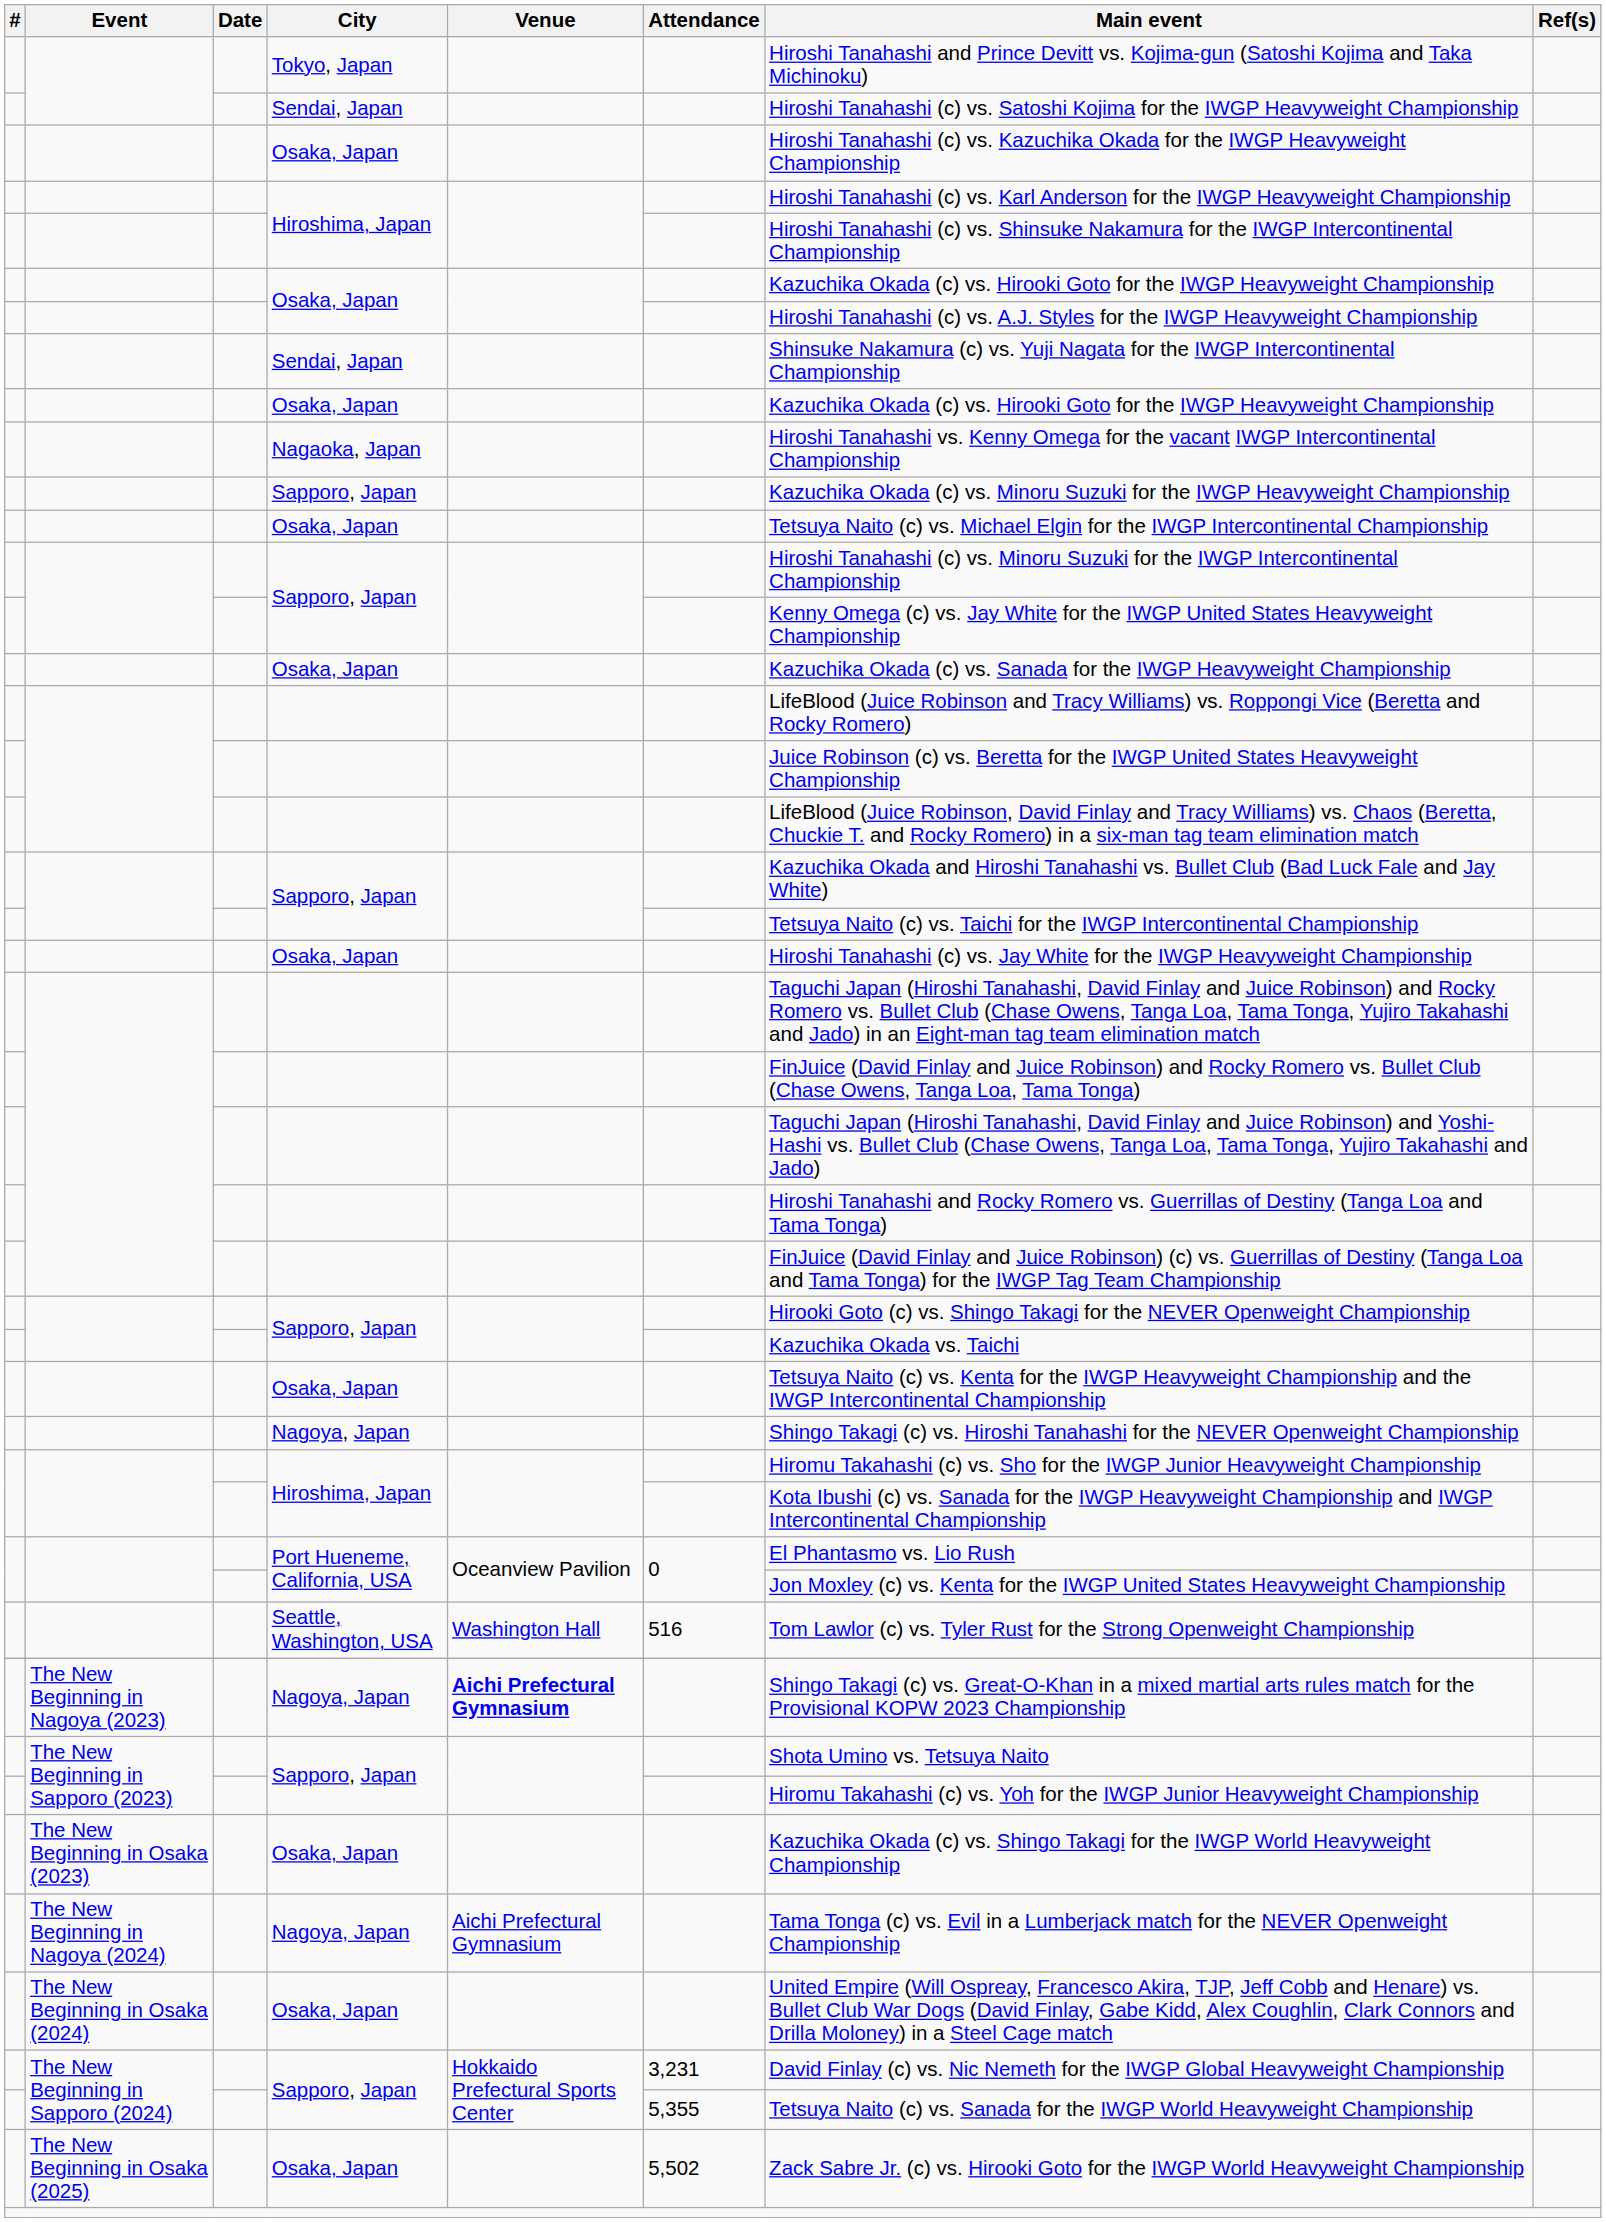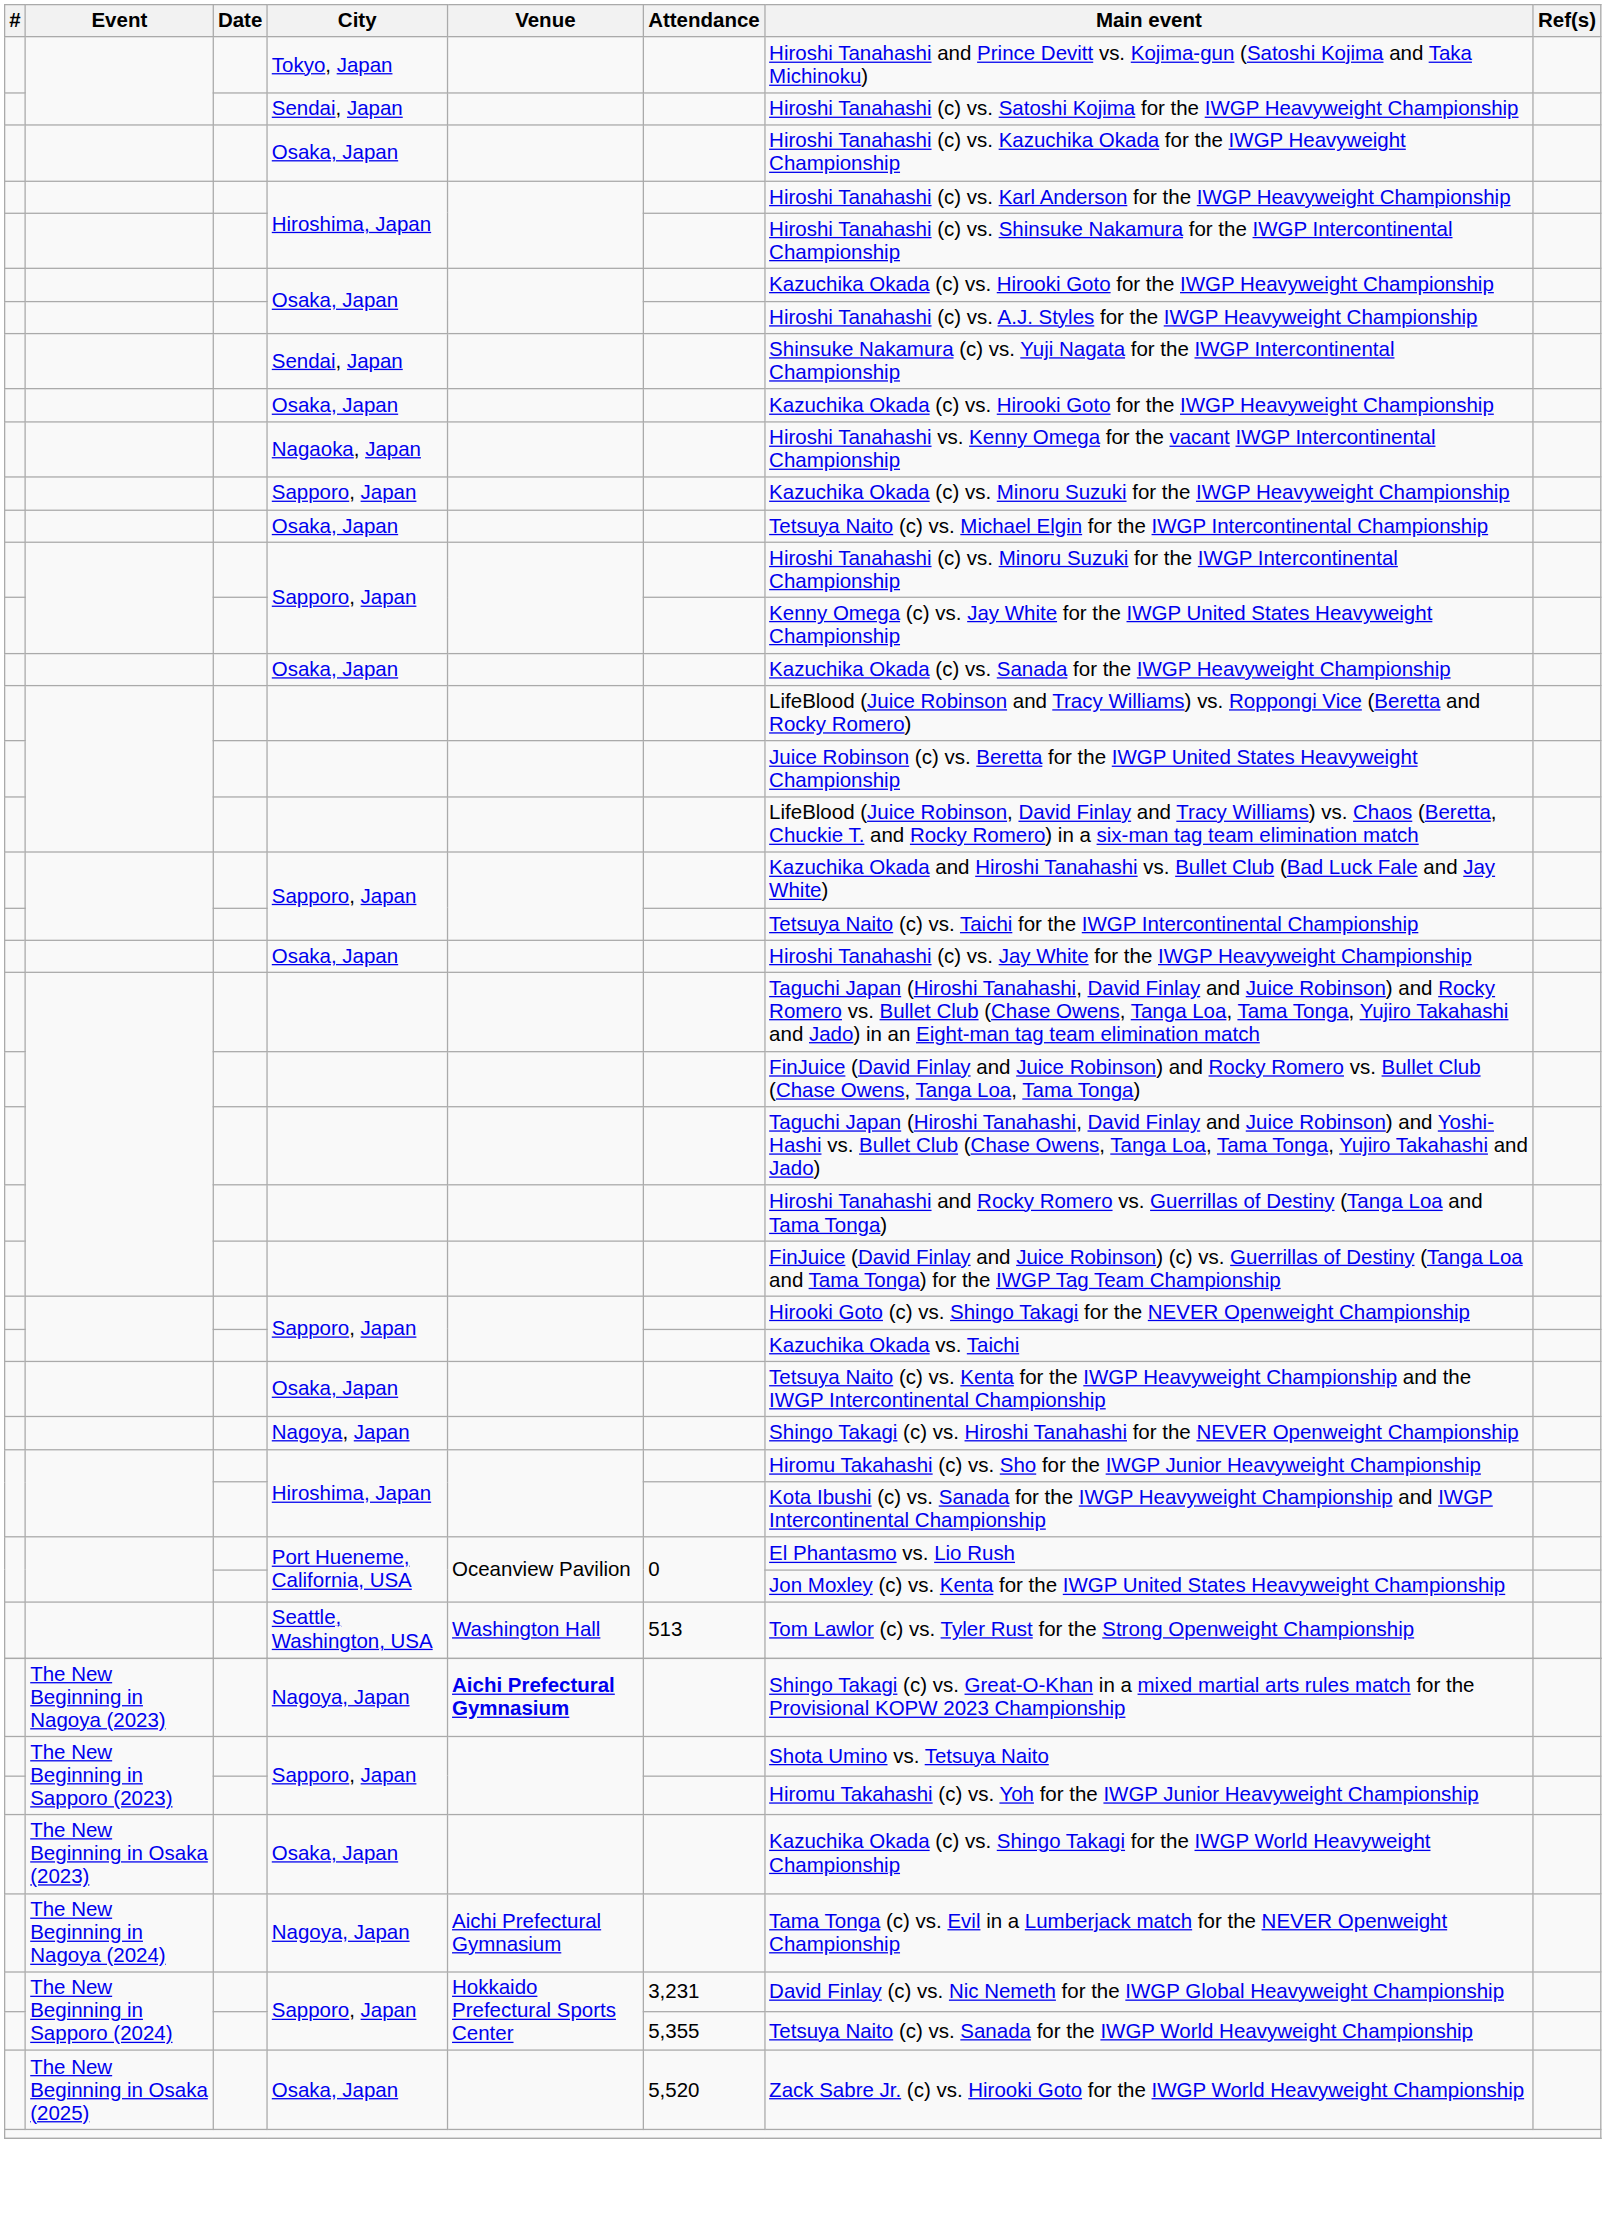(665, 1629) 516 -> (665, 1629) 513
- row: (119, 2011)
(674, 2168) 5,502 -> (674, 2089) 5,520
